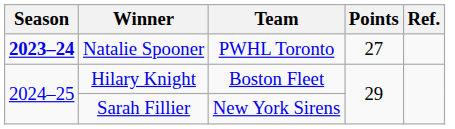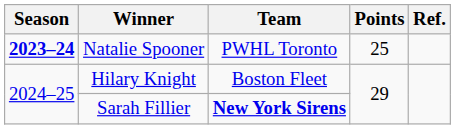(374, 49) 27 -> (380, 49) 25
(277, 108) normal -> (279, 108) bold
